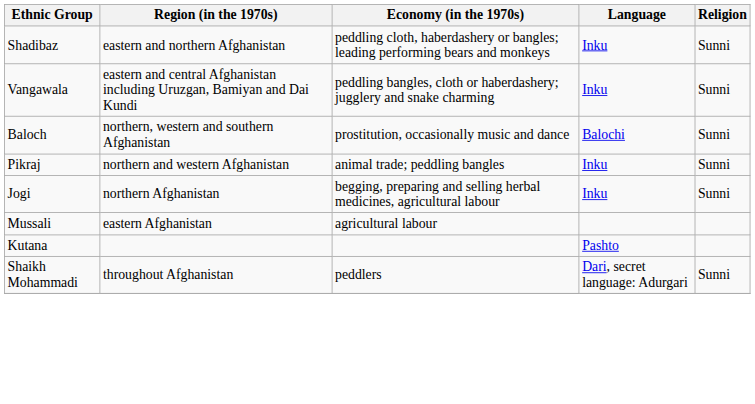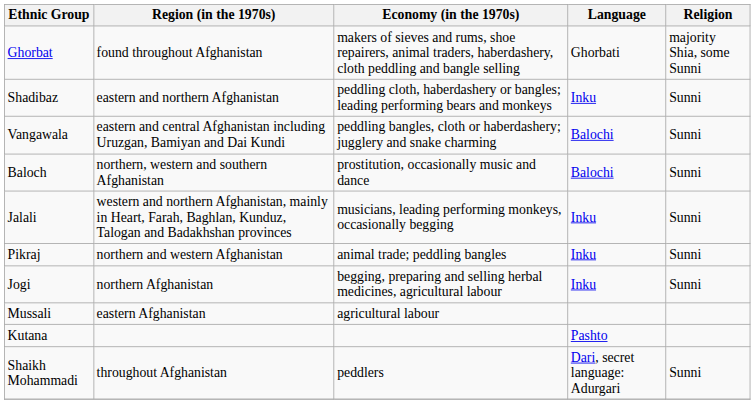+ row: (30, 52)
(595, 90) Inku -> (592, 135) Balochi
+ row: (22, 217)
